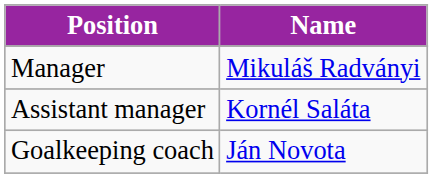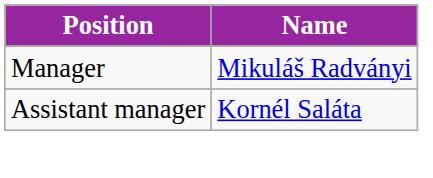- row: (112, 151)
